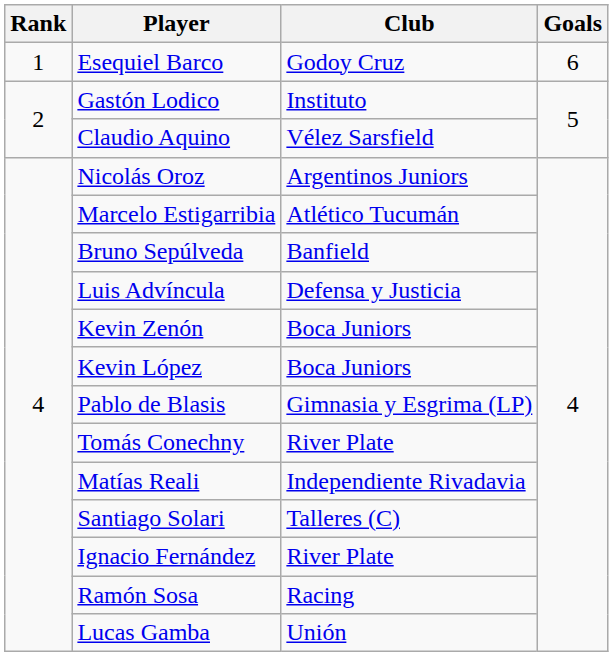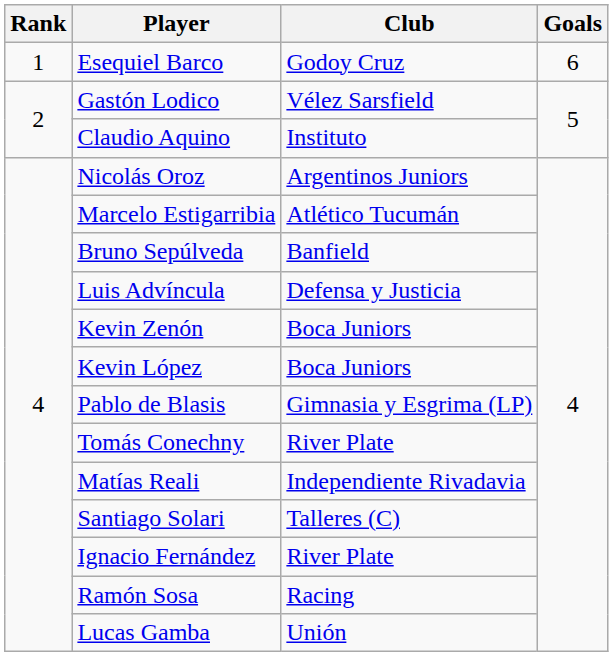(326, 99) Instituto -> (360, 99) Vélez Sarsfield
(360, 137) Vélez Sarsfield -> (326, 137) Instituto
